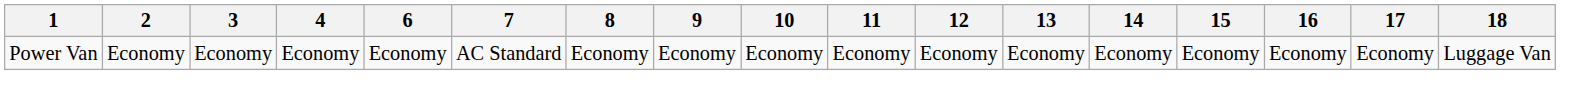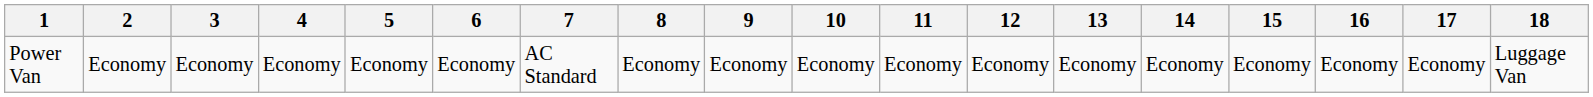+ column: (389, 20)
